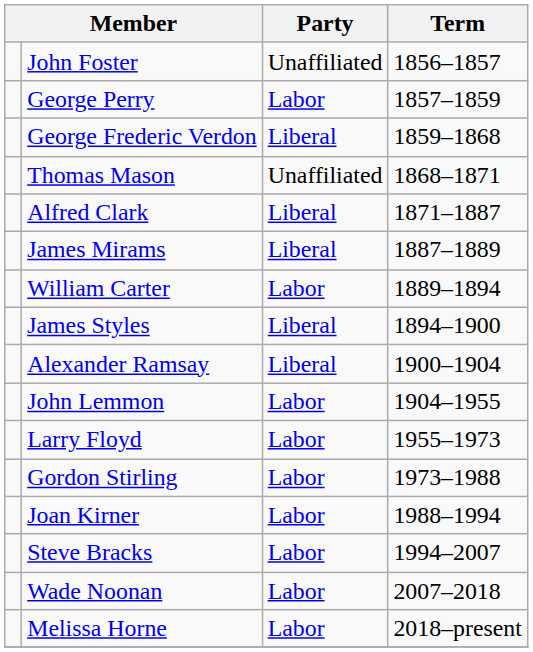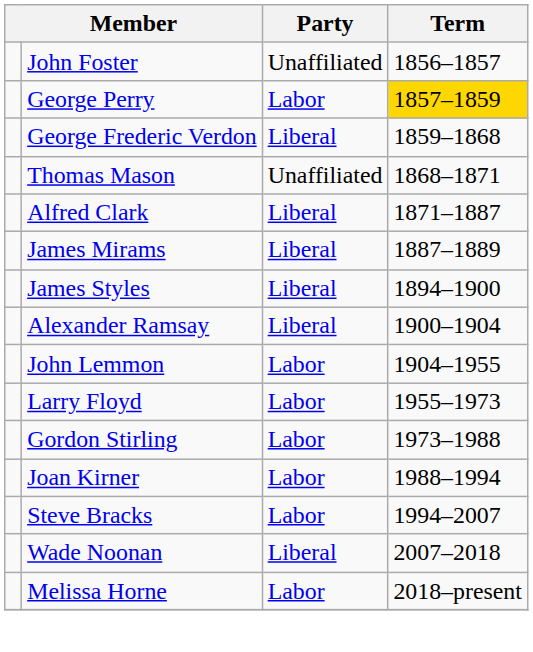(447, 99) no background -> (447, 99) gold background
- row: (99, 288)
(296, 590) Labor -> (302, 552) Liberal
